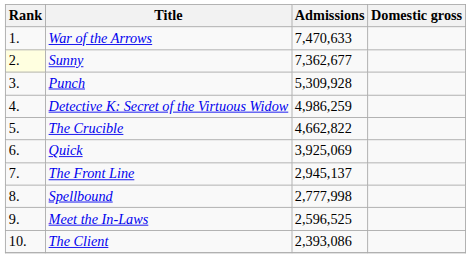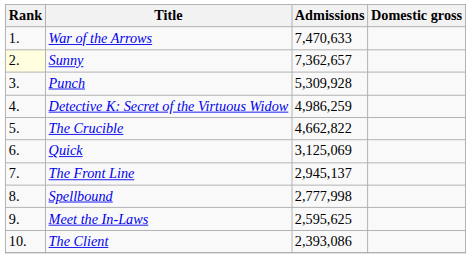(323, 60) 7,362,677 -> (323, 60) 7,362,657
(323, 151) 3,925,069 -> (323, 151) 3,125,069
(323, 219) 2,596,525 -> (323, 219) 2,595,625
